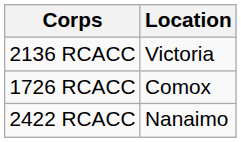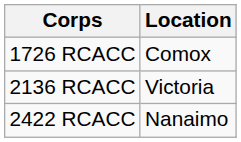rows swapped: (72, 86) <-> (72, 53)
